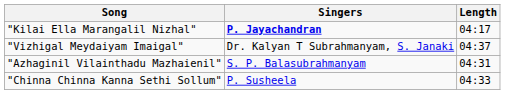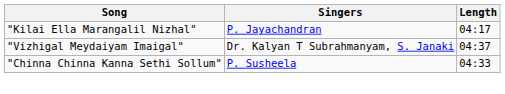(274, 30) bold -> (274, 30) normal
- row: (114, 64)
